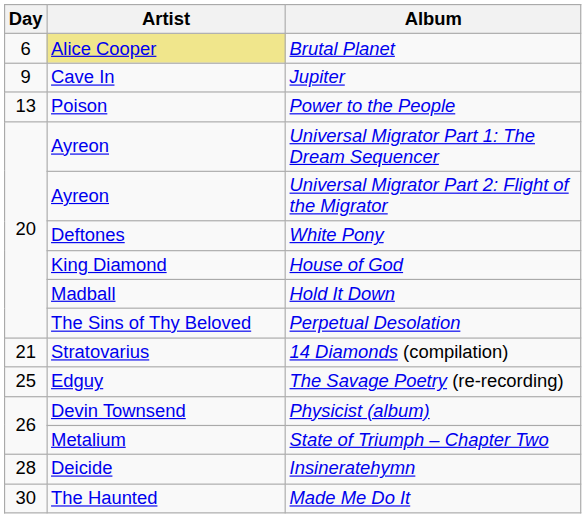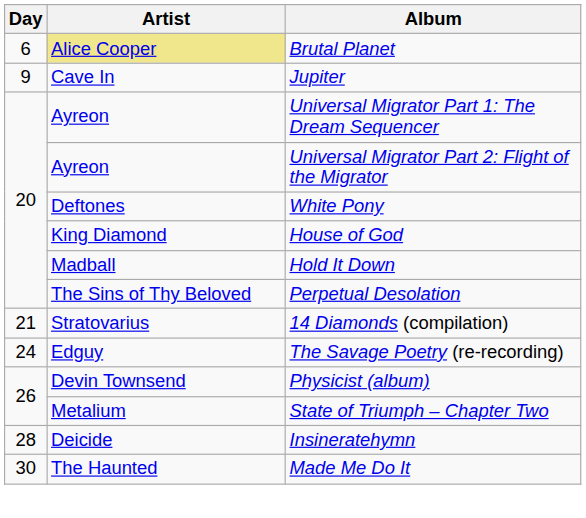- row: (372, 106)
(26, 381) 25 -> (26, 352) 24
